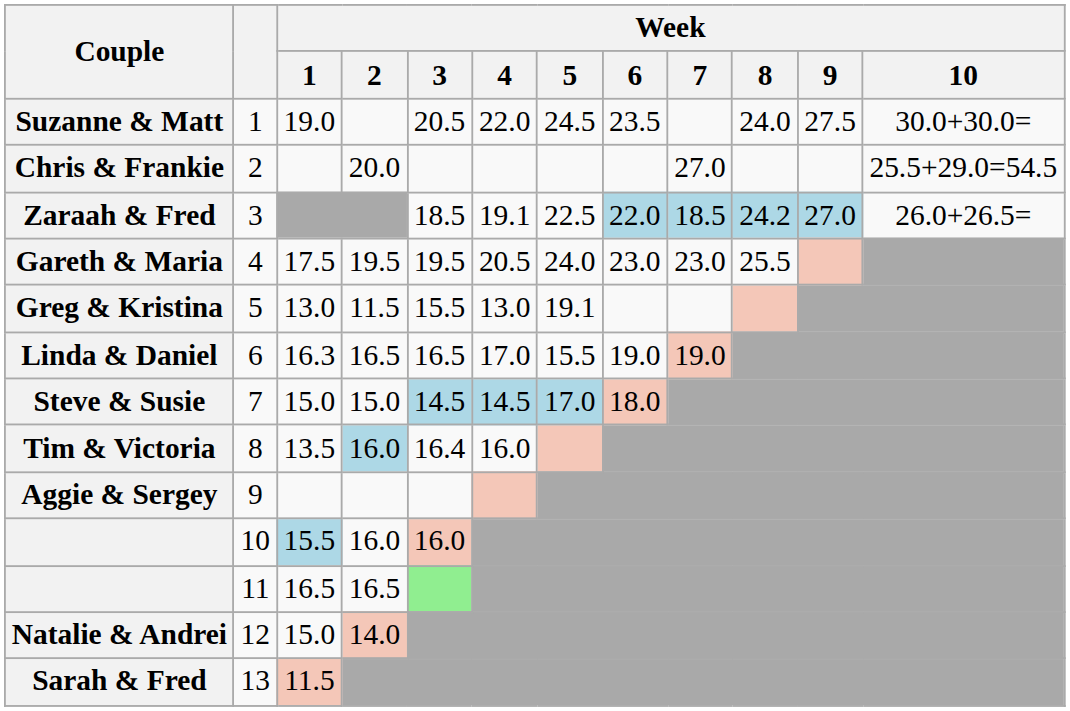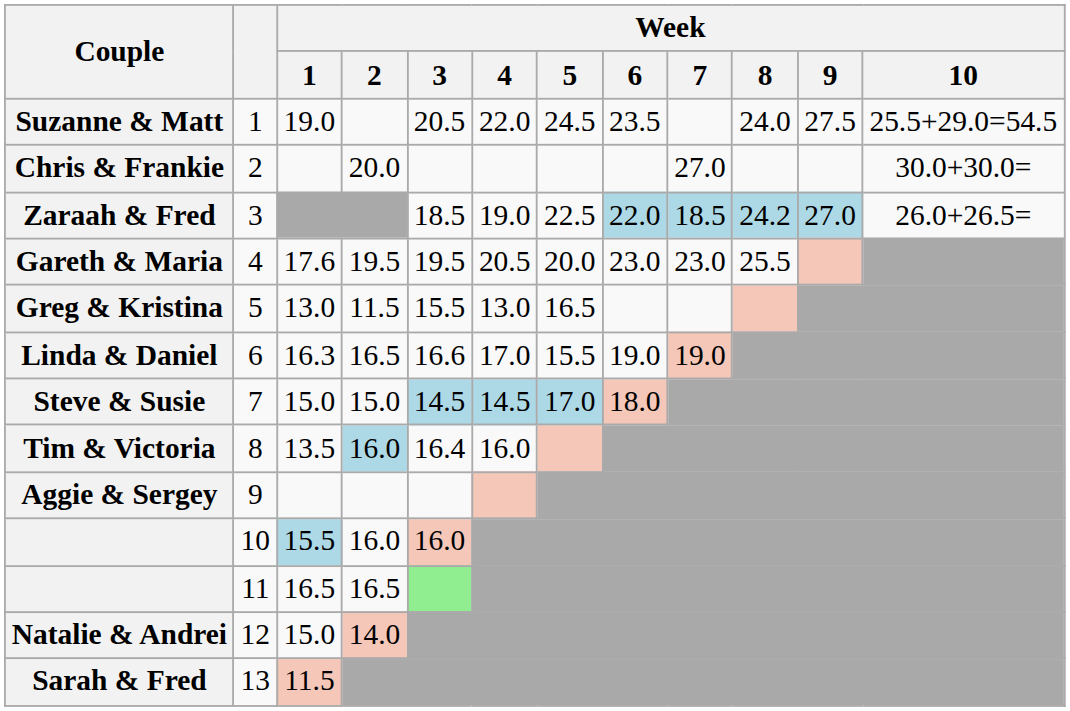(963, 121) 30.0+30.0= -> (963, 121) 25.5+29.0=54.5
(963, 167) 25.5+29.0=54.5 -> (963, 167) 30.0+30.0=
(505, 214) 19.1 -> (505, 214) 19.0
(309, 261) 17.5 -> (309, 261) 17.6
(570, 261) 24.0 -> (570, 261) 20.0
(570, 307) 19.1 -> (570, 307) 16.5
(440, 354) 16.5 -> (440, 354) 16.6
